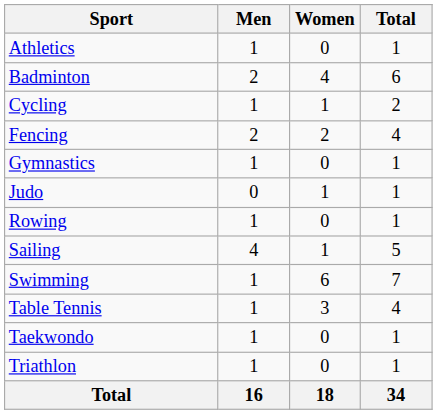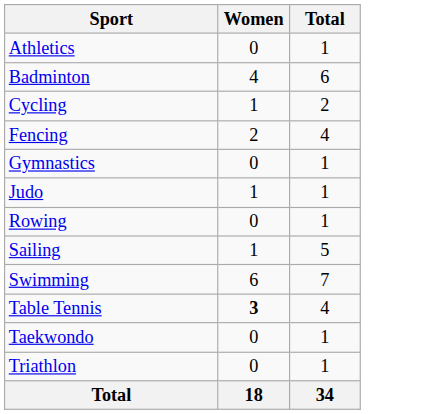- column: (254, 18)
(325, 308) normal -> (254, 308) bold
